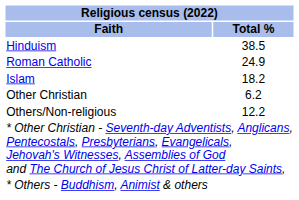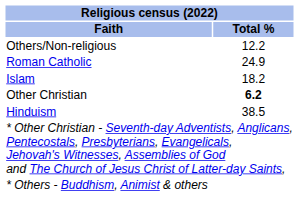rows swapped: (31, 46) <-> (61, 112)
(253, 95) normal -> (253, 95) bold
